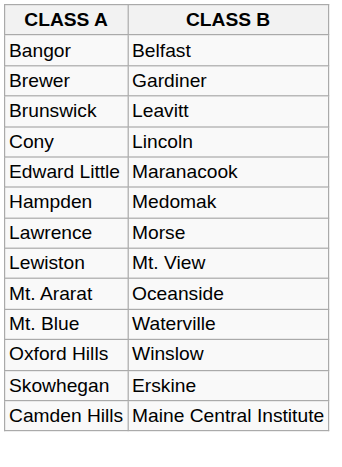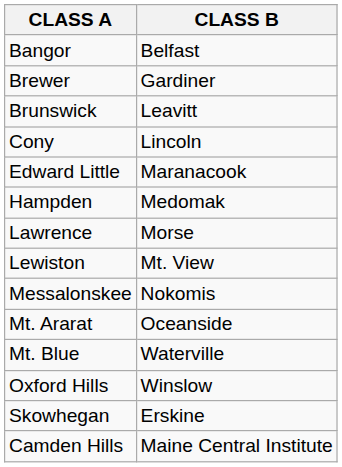+ row: (70, 293)
